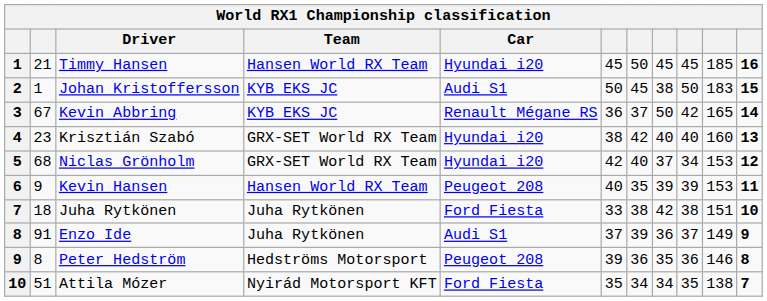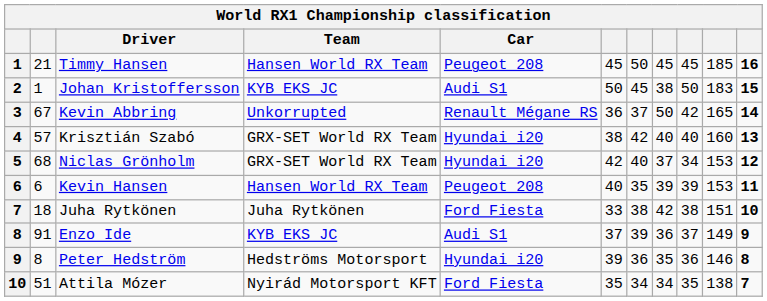(494, 66) Hyundai i20 -> (494, 66) Peugeot 208
(292, 114) KYB EKS JC -> (297, 114) Unkorrupted
(43, 139) 23 -> (43, 139) 57
(38, 187) 9 -> (38, 187) 6
(306, 236) Juha Rytkönen -> (292, 236) KYB EKS JC
(494, 260) Peugeot 208 -> (494, 260) Hyundai i20
